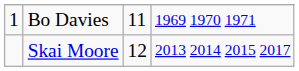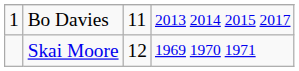(205, 19) 1969 1970 1971 -> (223, 19) 2013 2014 2015 2017
(223, 50) 2013 2014 2015 2017 -> (205, 50) 1969 1970 1971
